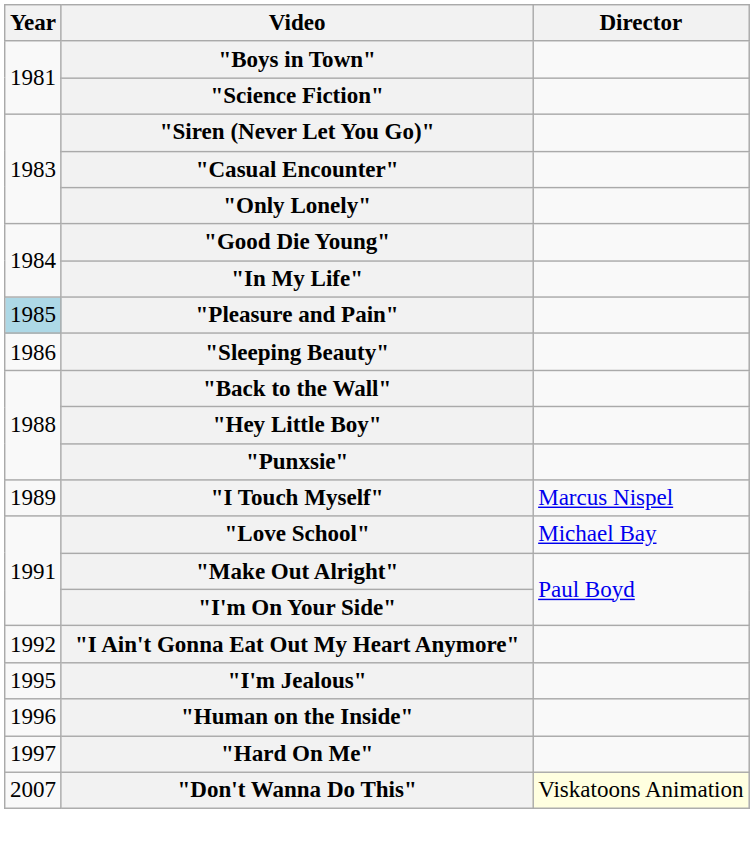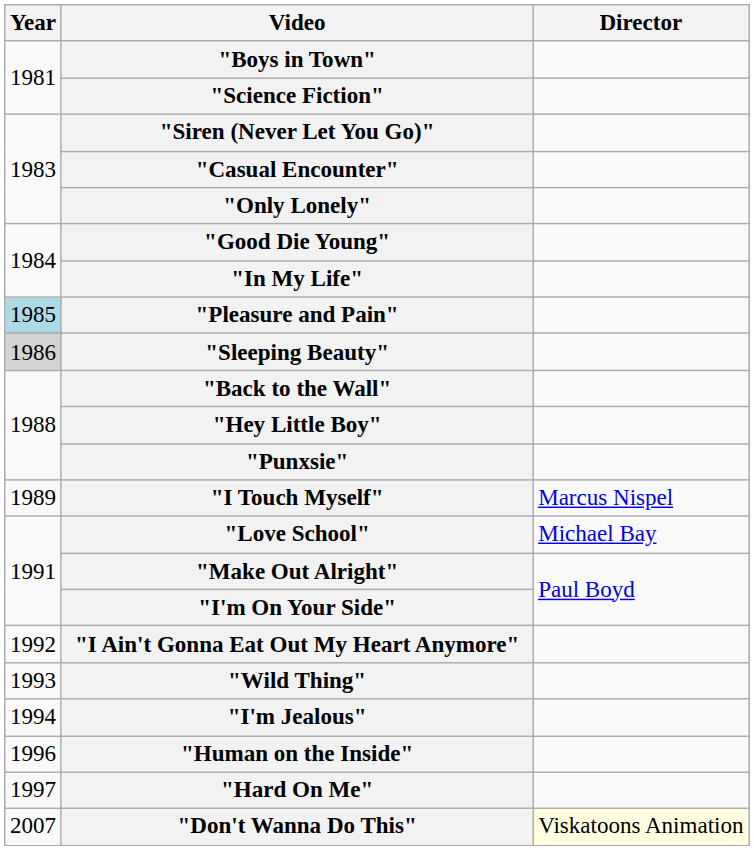(33, 351) no background -> (33, 351) lightgrey background
+ row: (297, 680)
(33, 680) 1995 -> (33, 717) 1994
